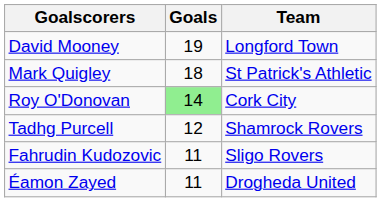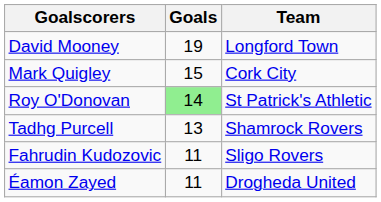(193, 73) 18 -> (193, 73) 15
(298, 73) St Patrick's Athletic -> (261, 73) Cork City
(261, 100) Cork City -> (298, 100) St Patrick's Athletic
(193, 127) 12 -> (193, 127) 13
